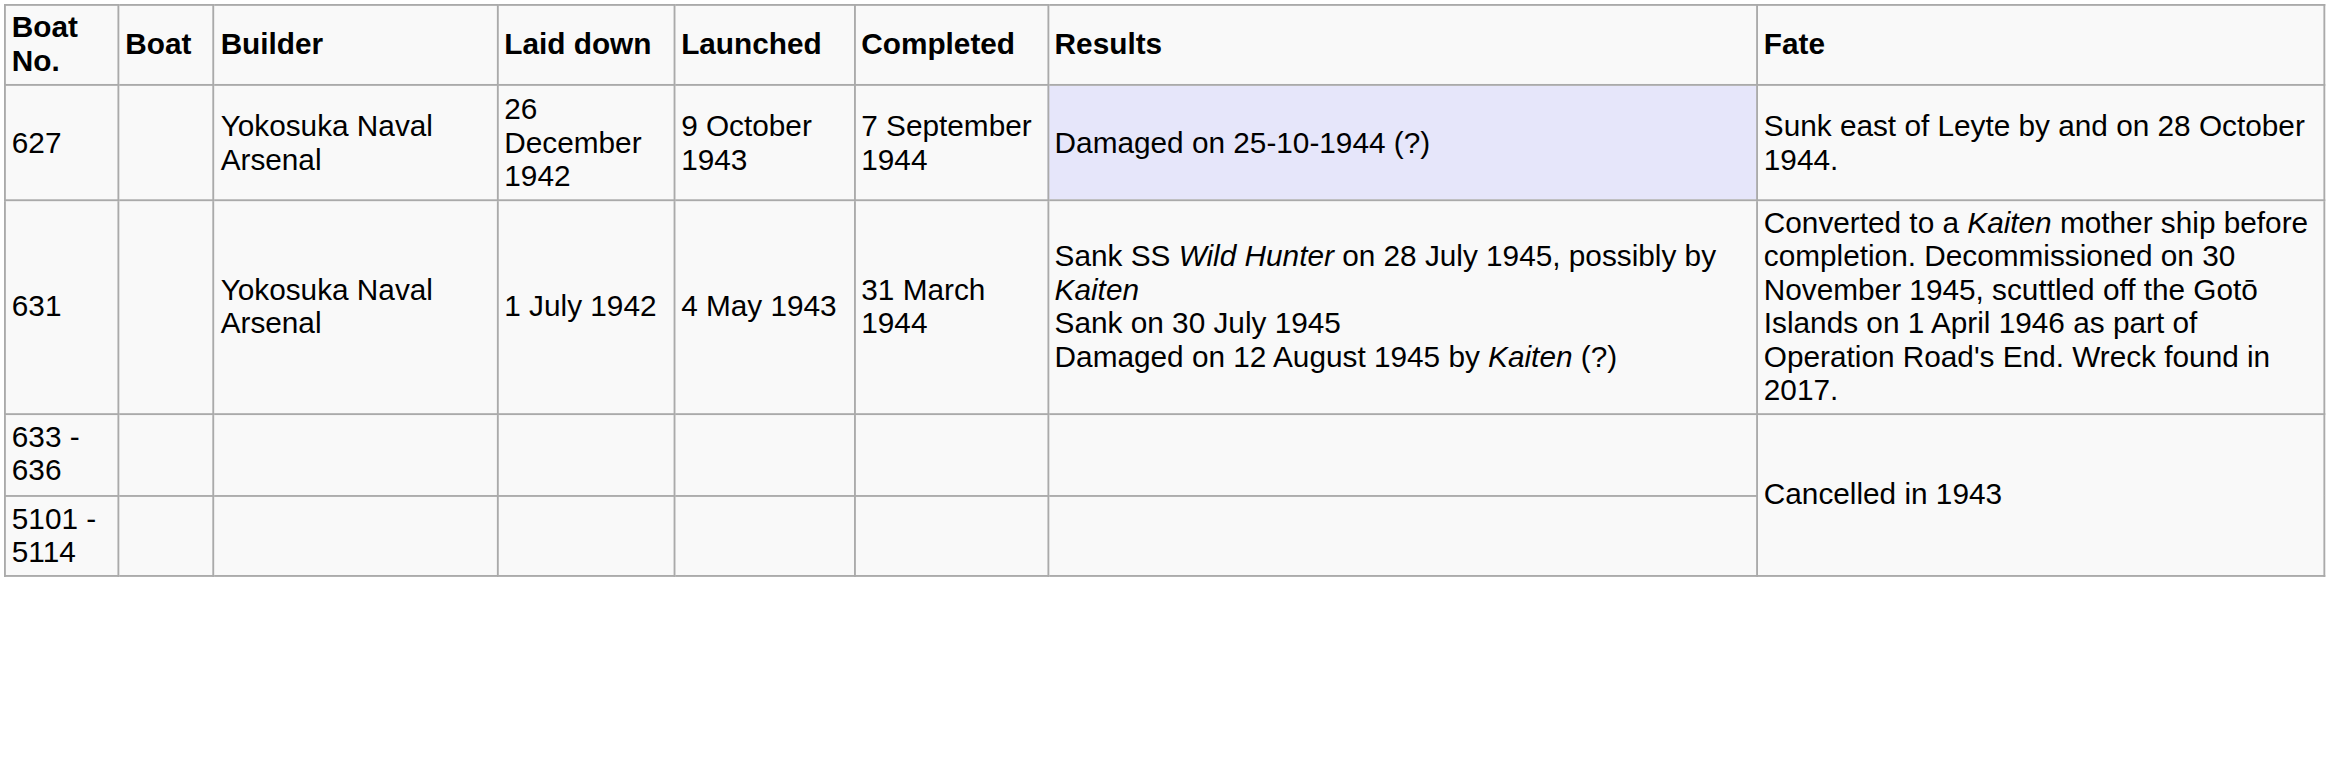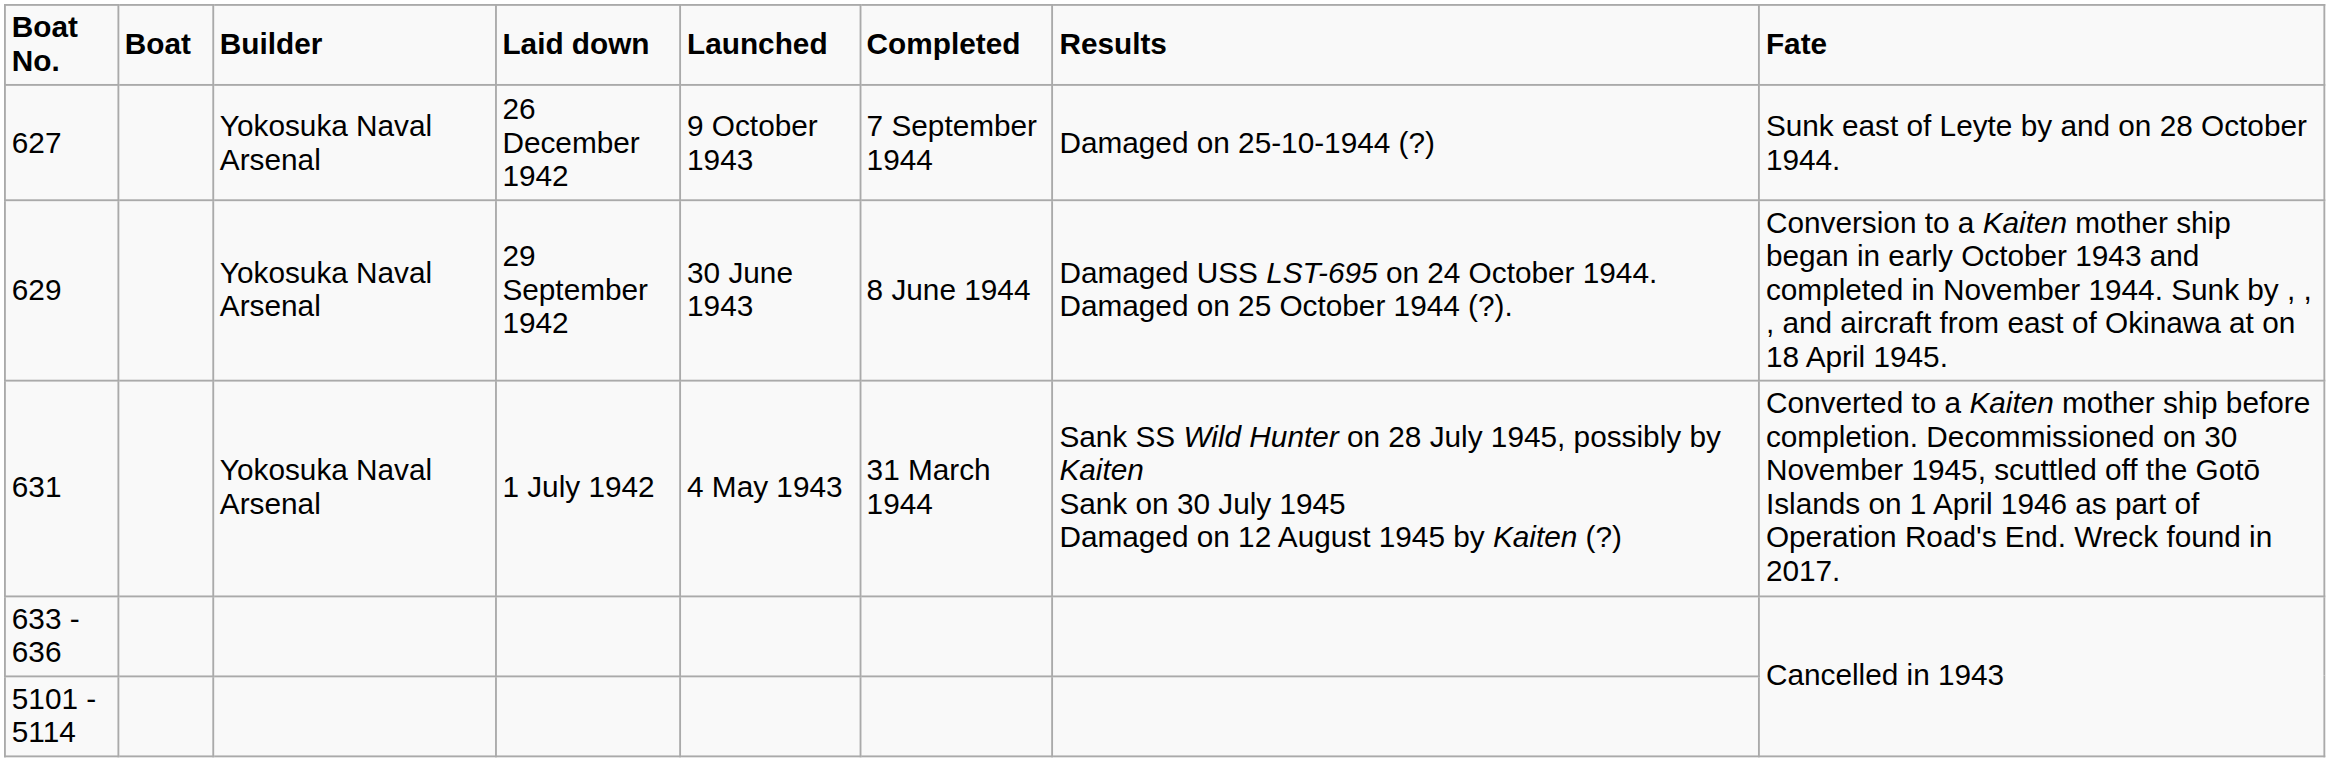(1242, 142) lavender background -> (1247, 142) no background
+ row: (37, 289)
